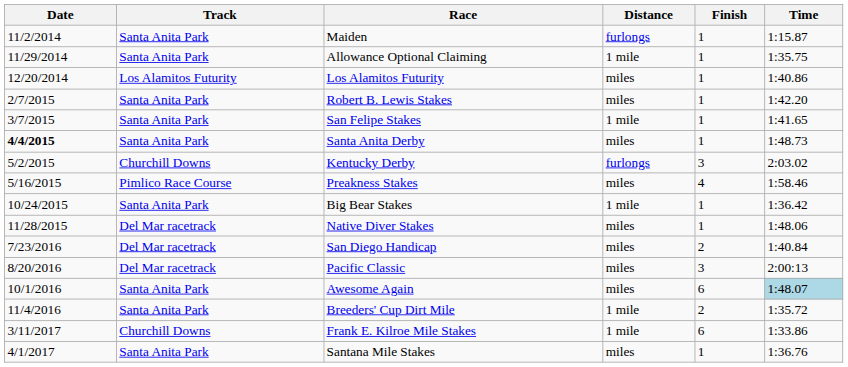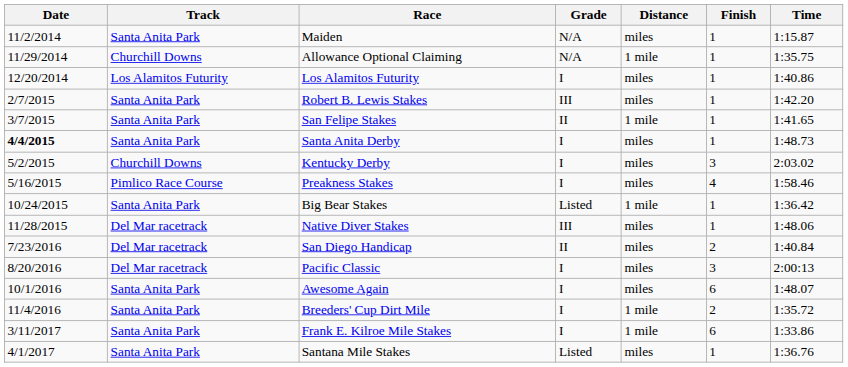+ column: (589, 15)
(628, 36) furlongs -> (639, 36) miles
(164, 57) Santa Anita Park -> (156, 57) Churchill Downs
(628, 162) furlongs -> (639, 162) miles
(788, 288) lightblue background -> (794, 288) no background
(165, 330) Churchill Downs -> (155, 330) Santa Anita Park
